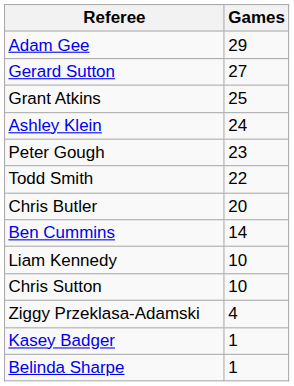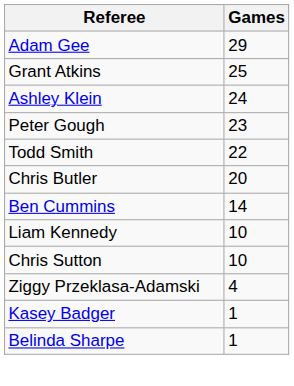- row: (62, 71)
